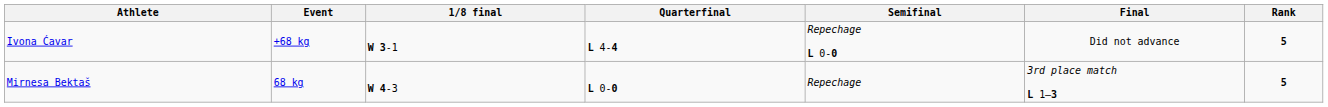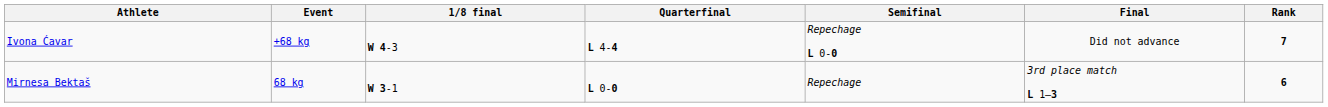(383, 47) W 3-1 -> (383, 47) W 4-3
(1284, 41) 5 -> (1284, 41) 7
(383, 88) W 4-3 -> (383, 88) W 3-1
(1284, 82) 5 -> (1284, 82) 6
